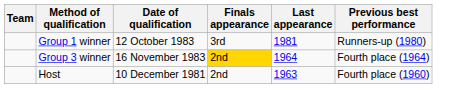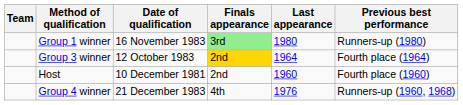(155, 41) 12 October 1983 -> (160, 41) 16 November 1983
(218, 41) no background -> (218, 41) lightgreen background
(286, 41) 1981 -> (286, 41) 1980
(160, 58) 16 November 1983 -> (155, 58) 12 October 1983
(286, 74) 1963 -> (286, 74) 1960
+ row: (75, 91)
